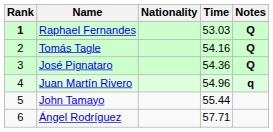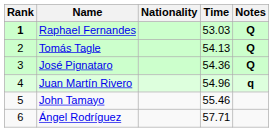(216, 48) 54.16 -> (216, 48) 54.13
(216, 100) 55.44 -> (216, 100) 55.46
